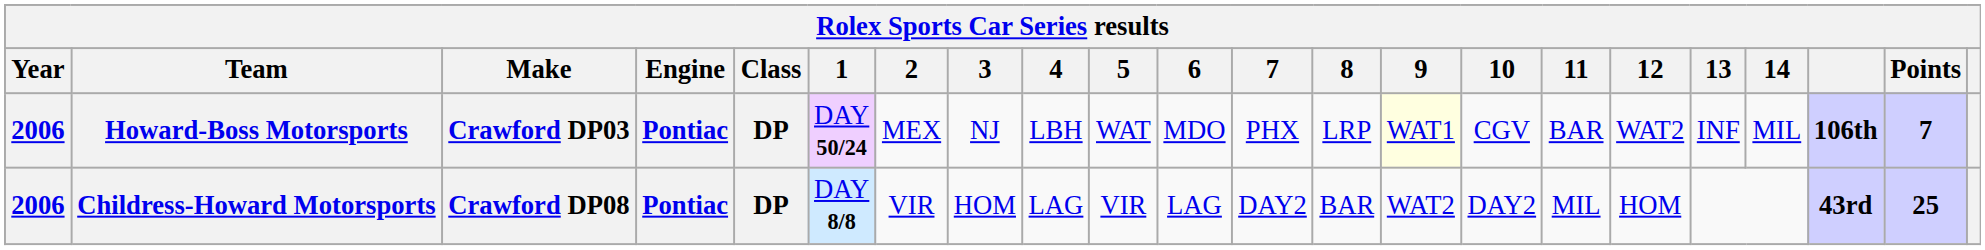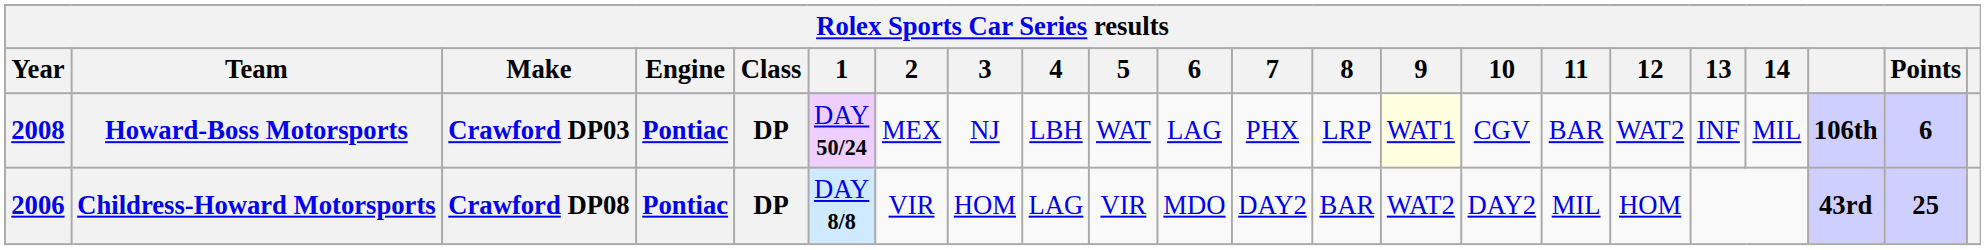(38, 129) 2006 -> (38, 129) 2008
(1194, 129) MDO -> (1194, 129) LAG
(1926, 129) 7 -> (1926, 129) 6
(1194, 205) LAG -> (1194, 205) MDO
